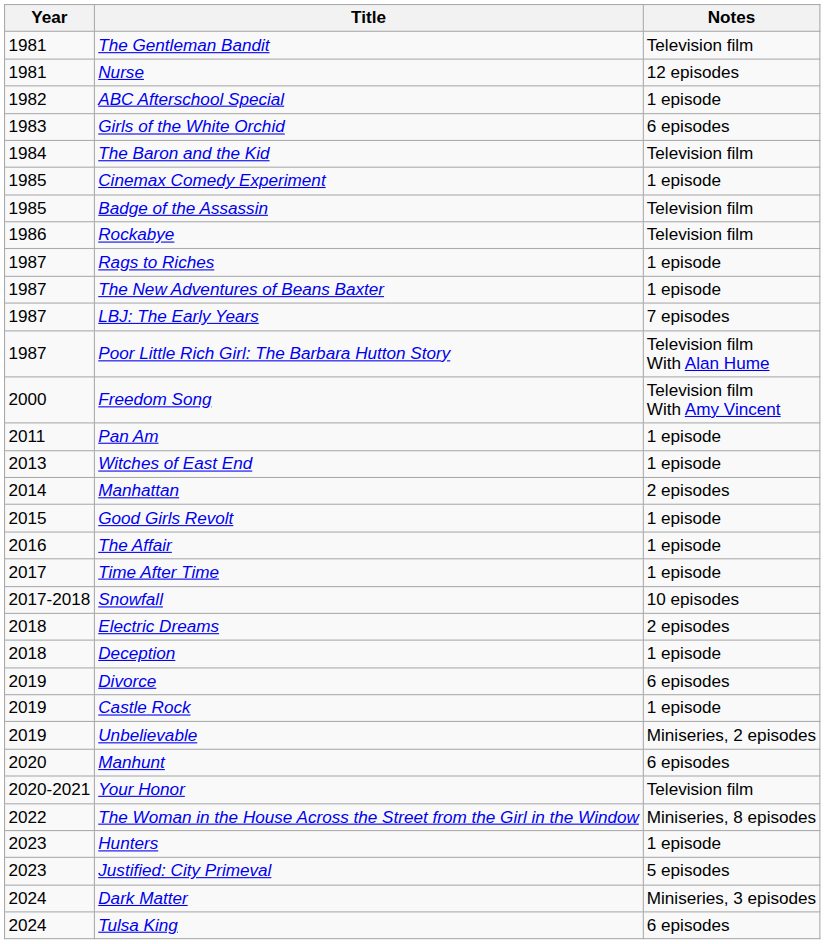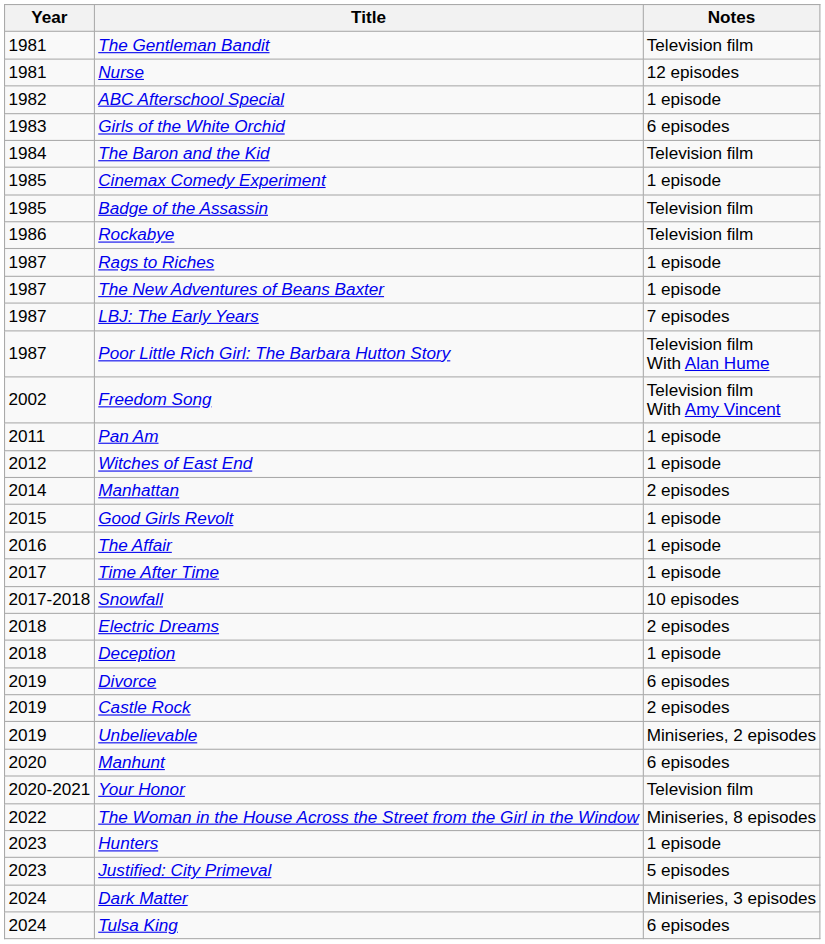(28, 399) 2000 -> (28, 399) 2002
(28, 463) 2013 -> (28, 463) 2012
(684, 708) 1 episode -> (688, 708) 2 episodes
